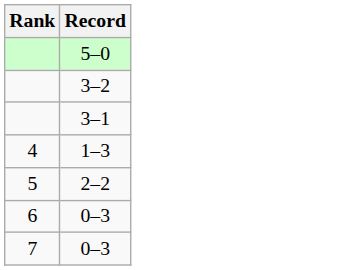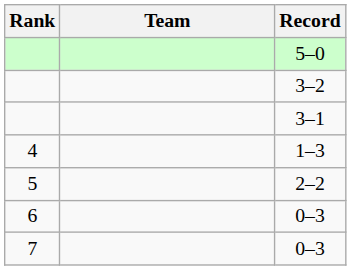+ column: (167, 21)
